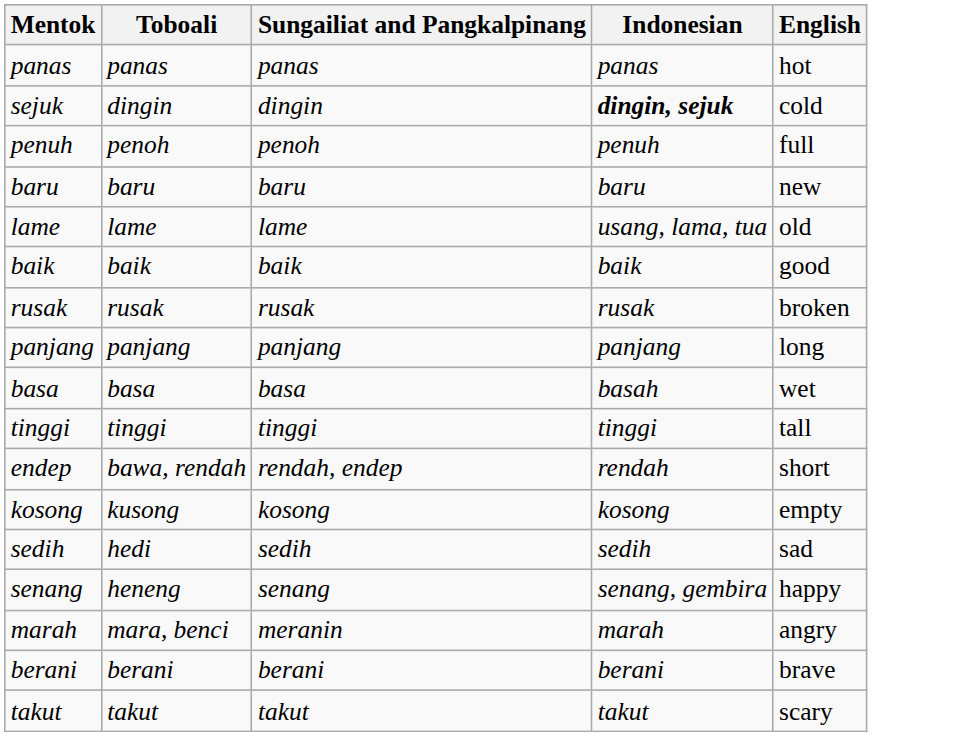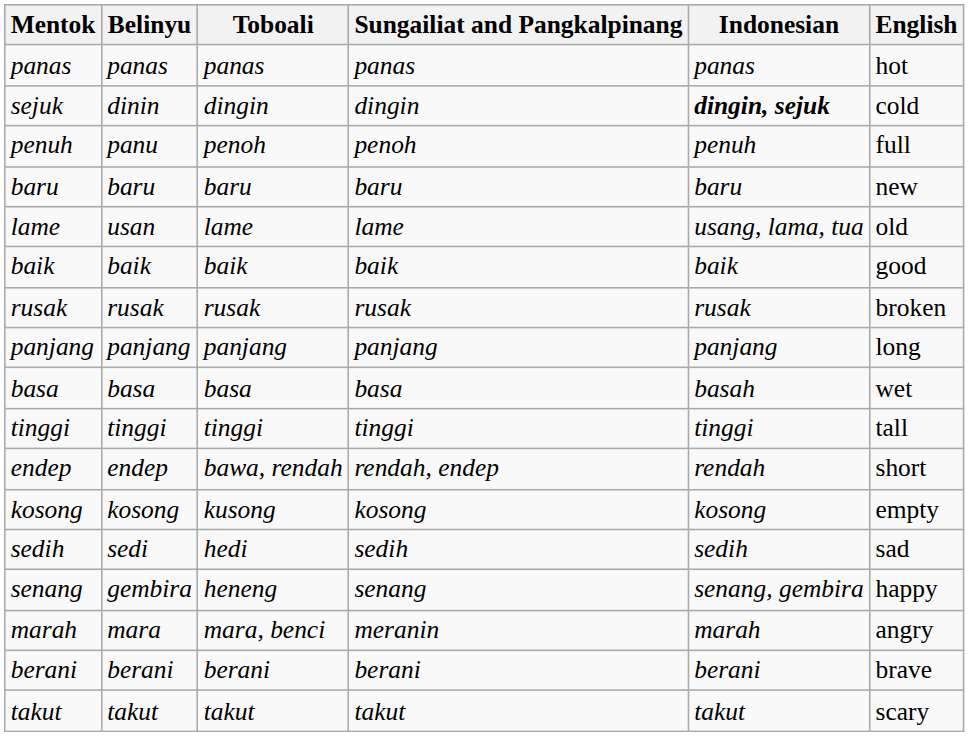+ column: (150, 24)
